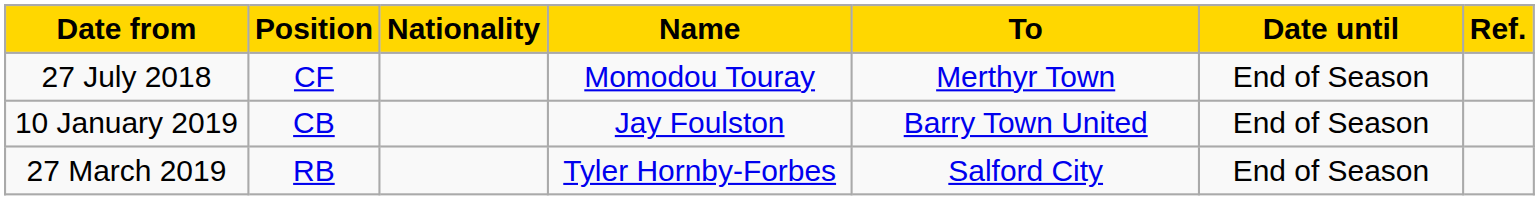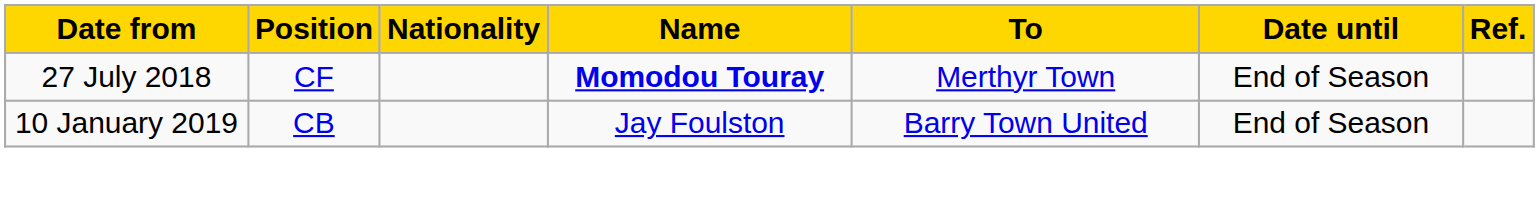(700, 76) normal -> (700, 76) bold
- row: (126, 171)
